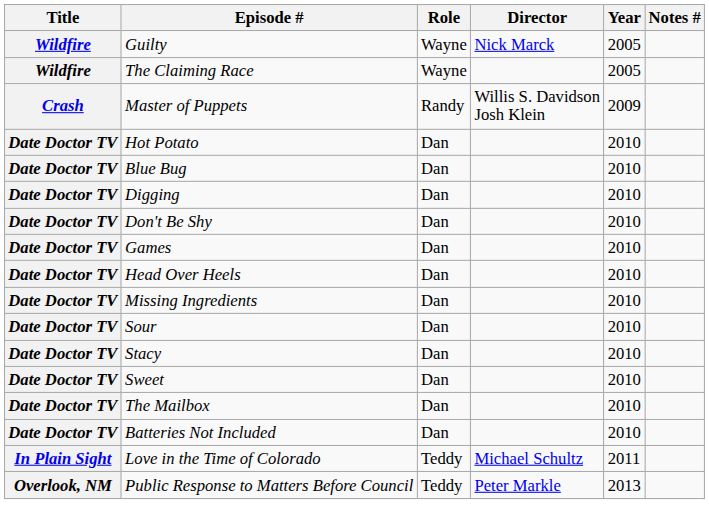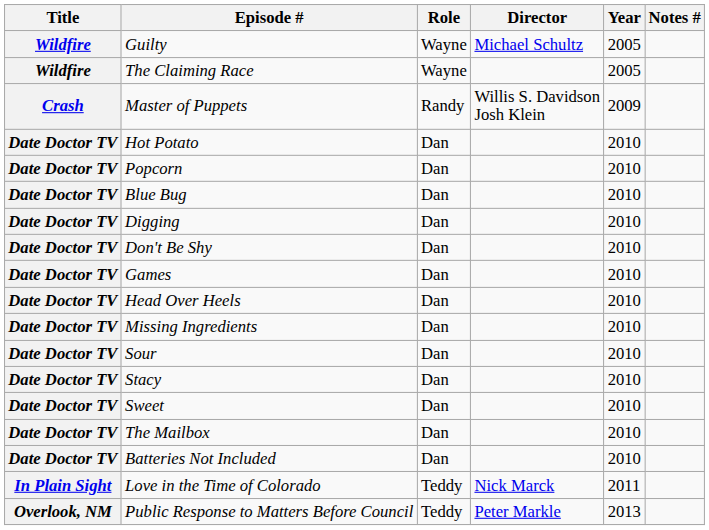(514, 44) Nick Marck -> (529, 44) Michael Schultz
+ row: (154, 168)
(529, 458) Michael Schultz -> (514, 485) Nick Marck
